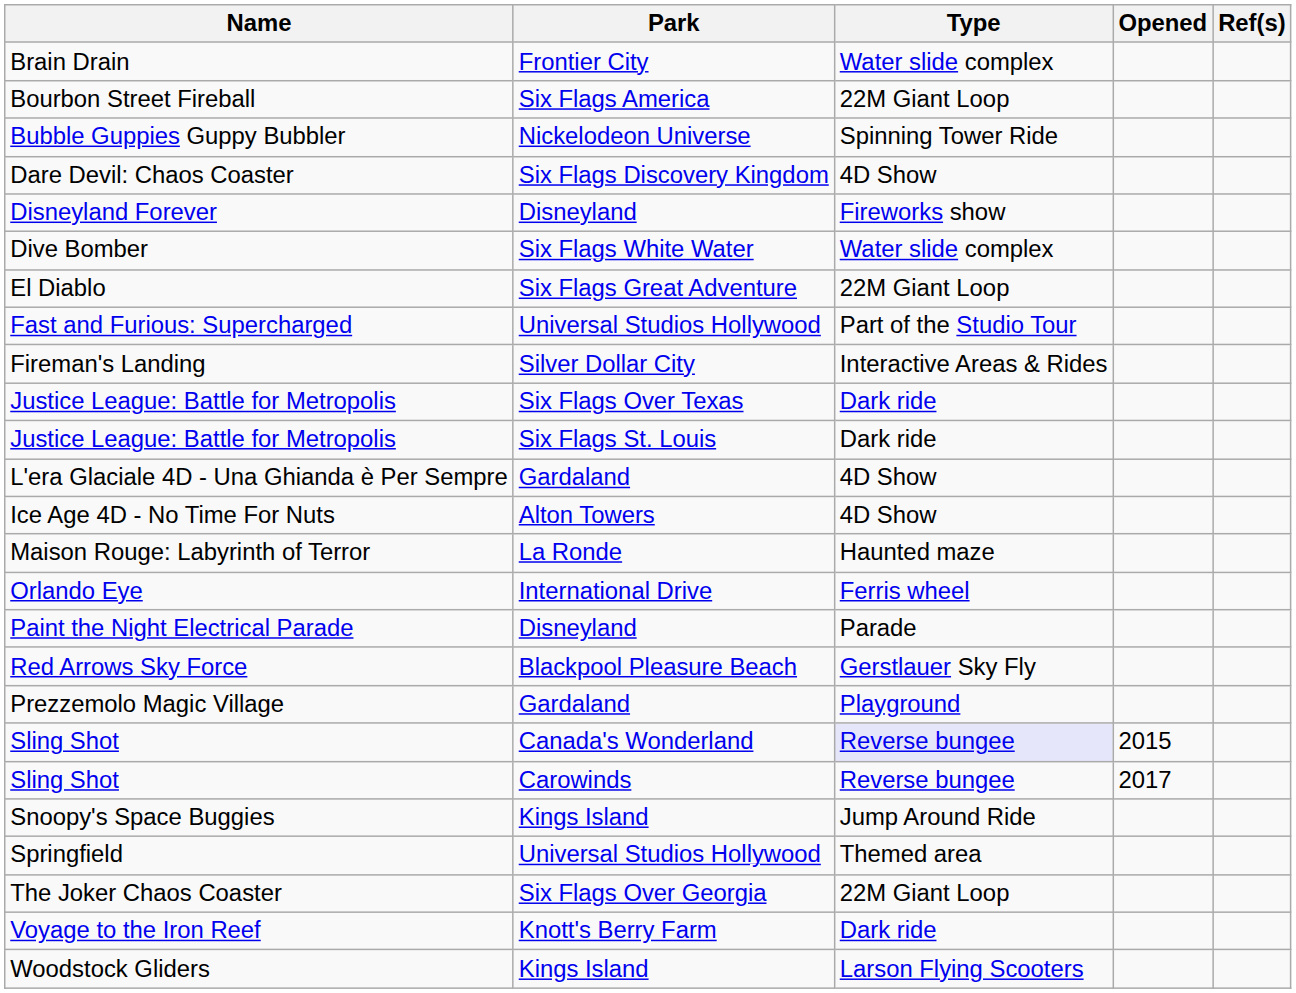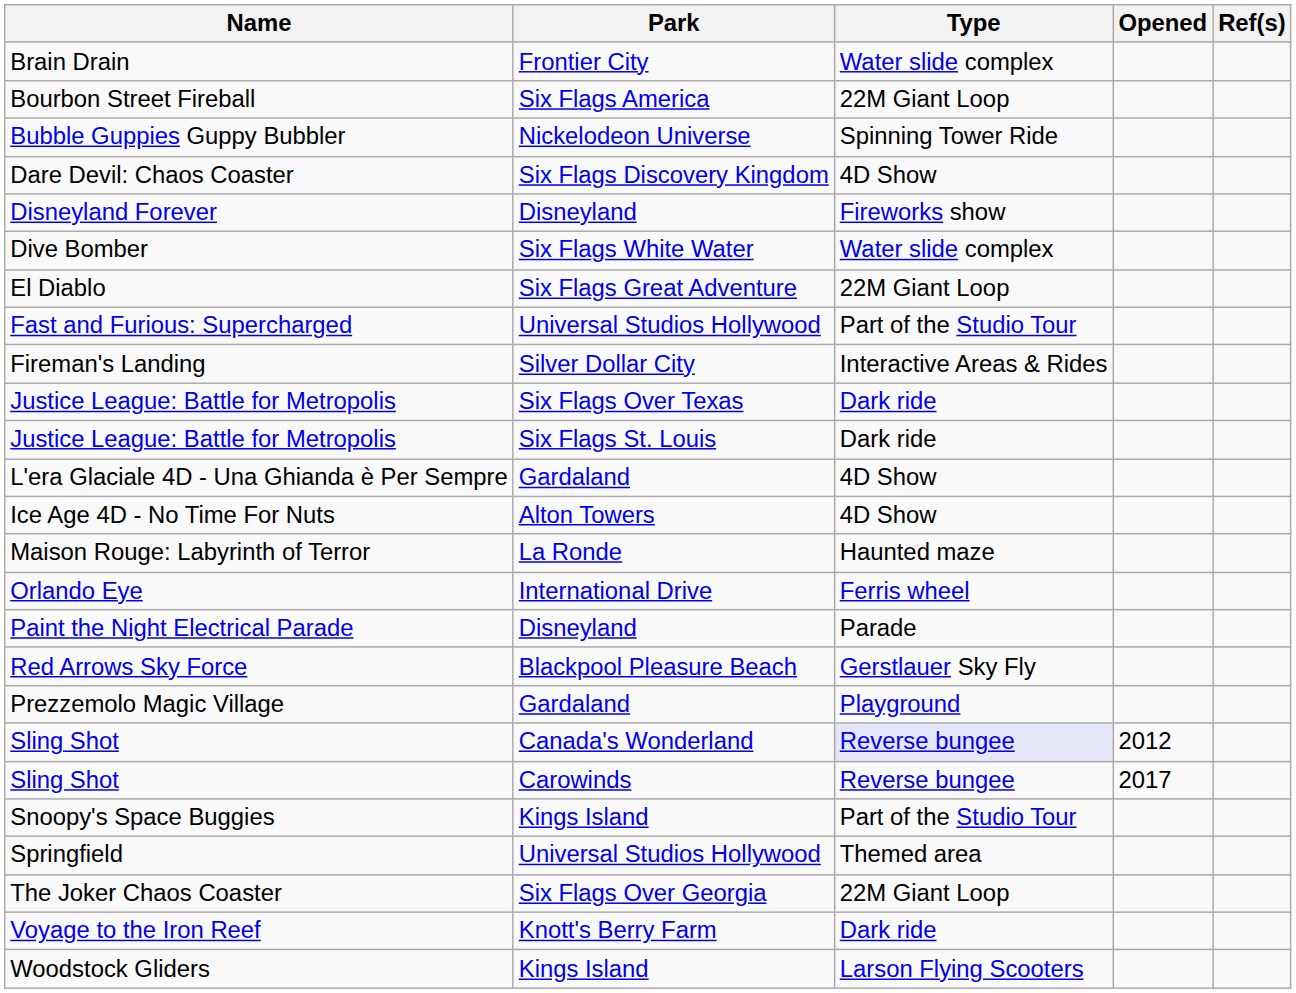(1145, 741) 2015 -> (1145, 741) 2012
(938, 817) Jump Around Ride -> (958, 817) Part of the Studio Tour
